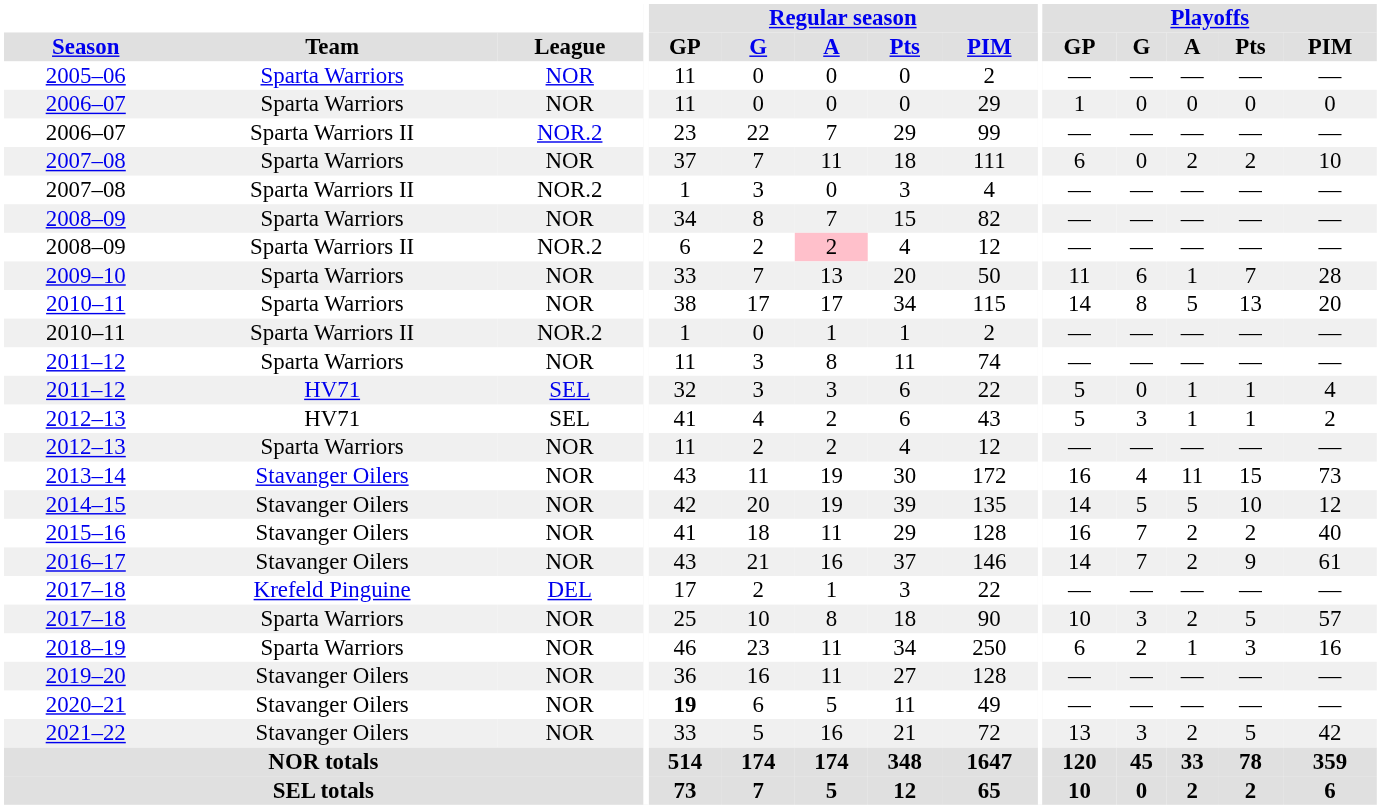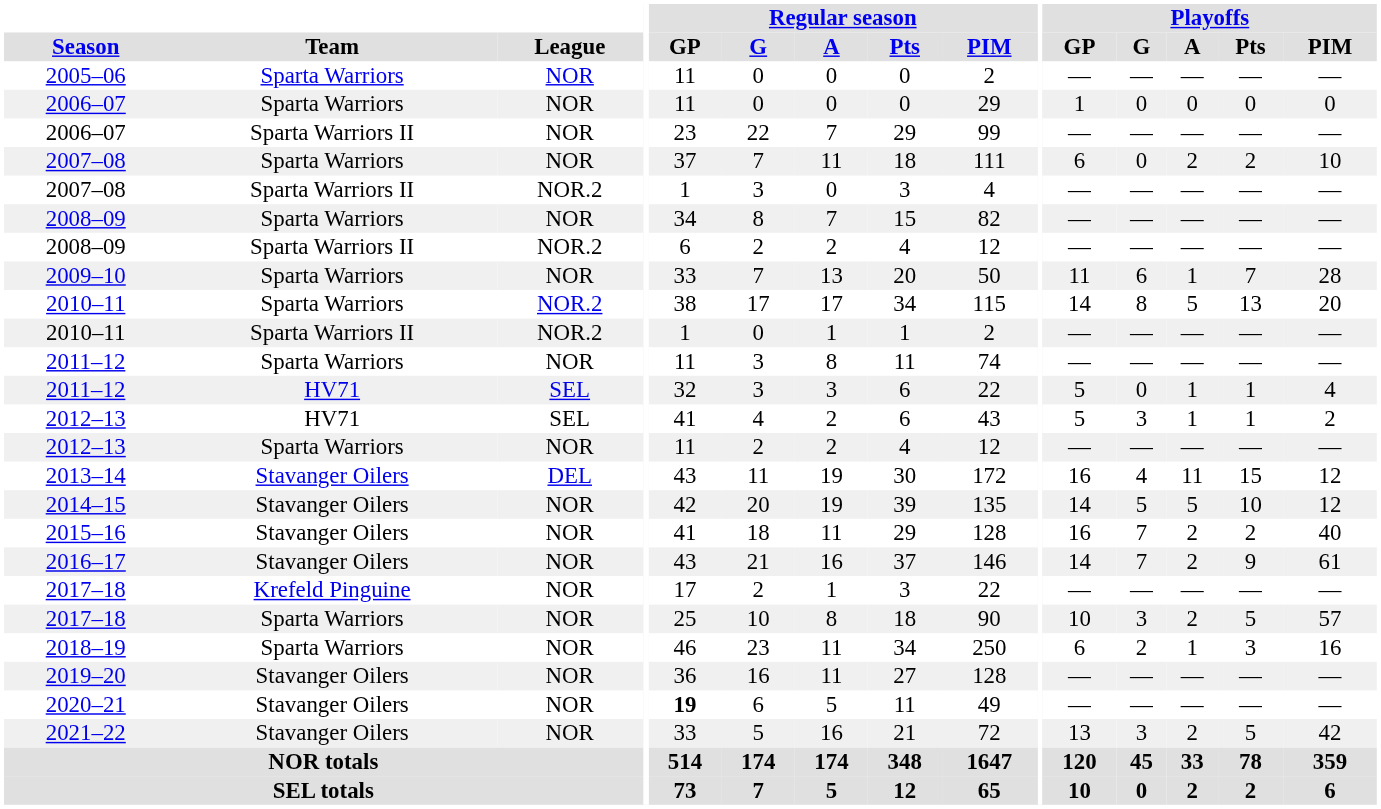(570, 132) NOR.2 -> (570, 132) NOR
(831, 246) pink background -> (831, 246) no background
(570, 304) NOR -> (570, 304) NOR.2
(570, 475) NOR -> (570, 475) DEL
(1330, 475) 73 -> (1330, 475) 12
(570, 590) DEL -> (570, 590) NOR
